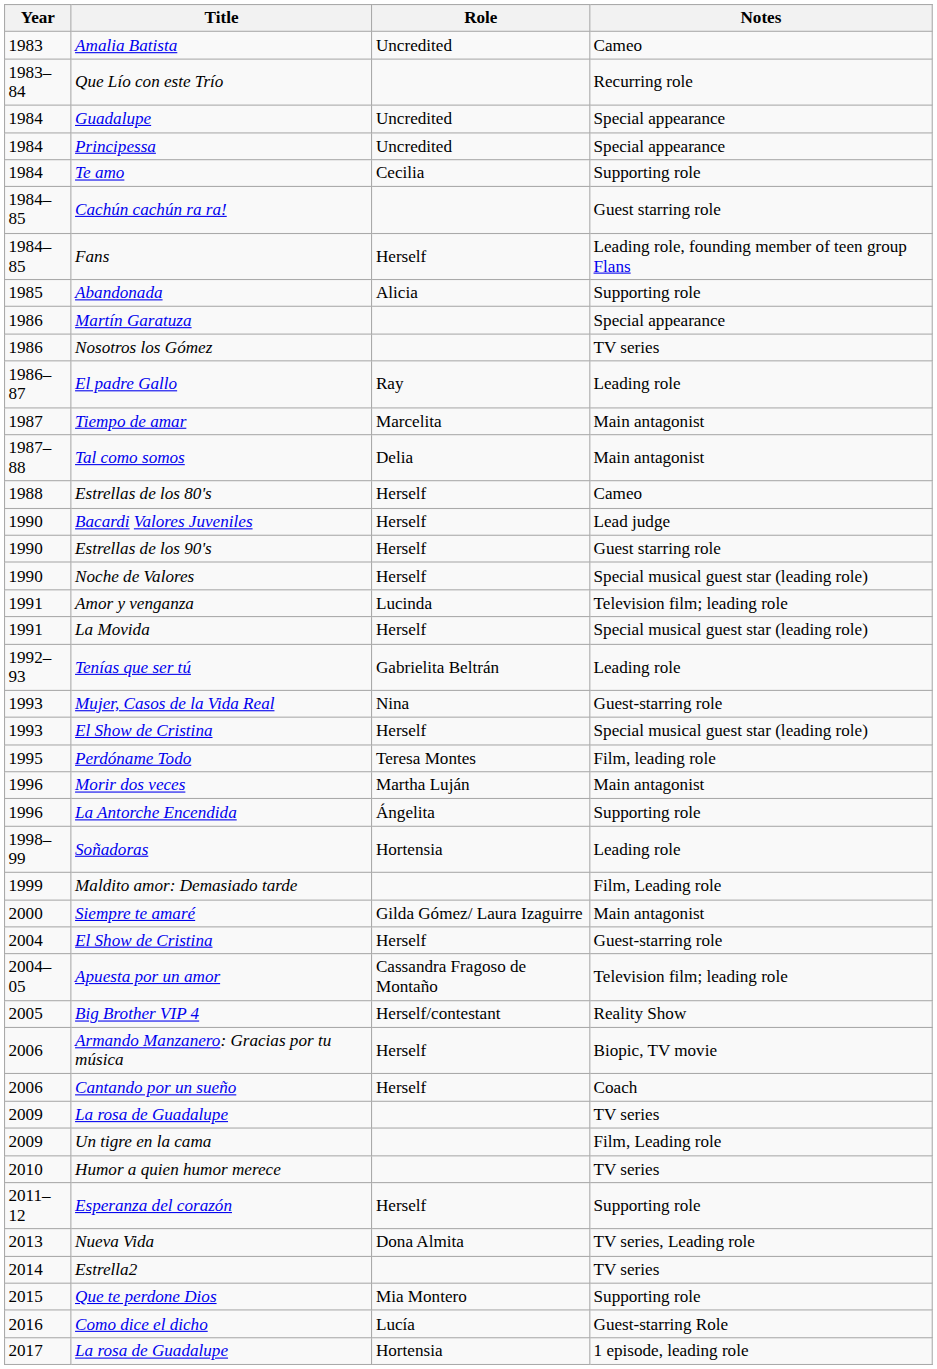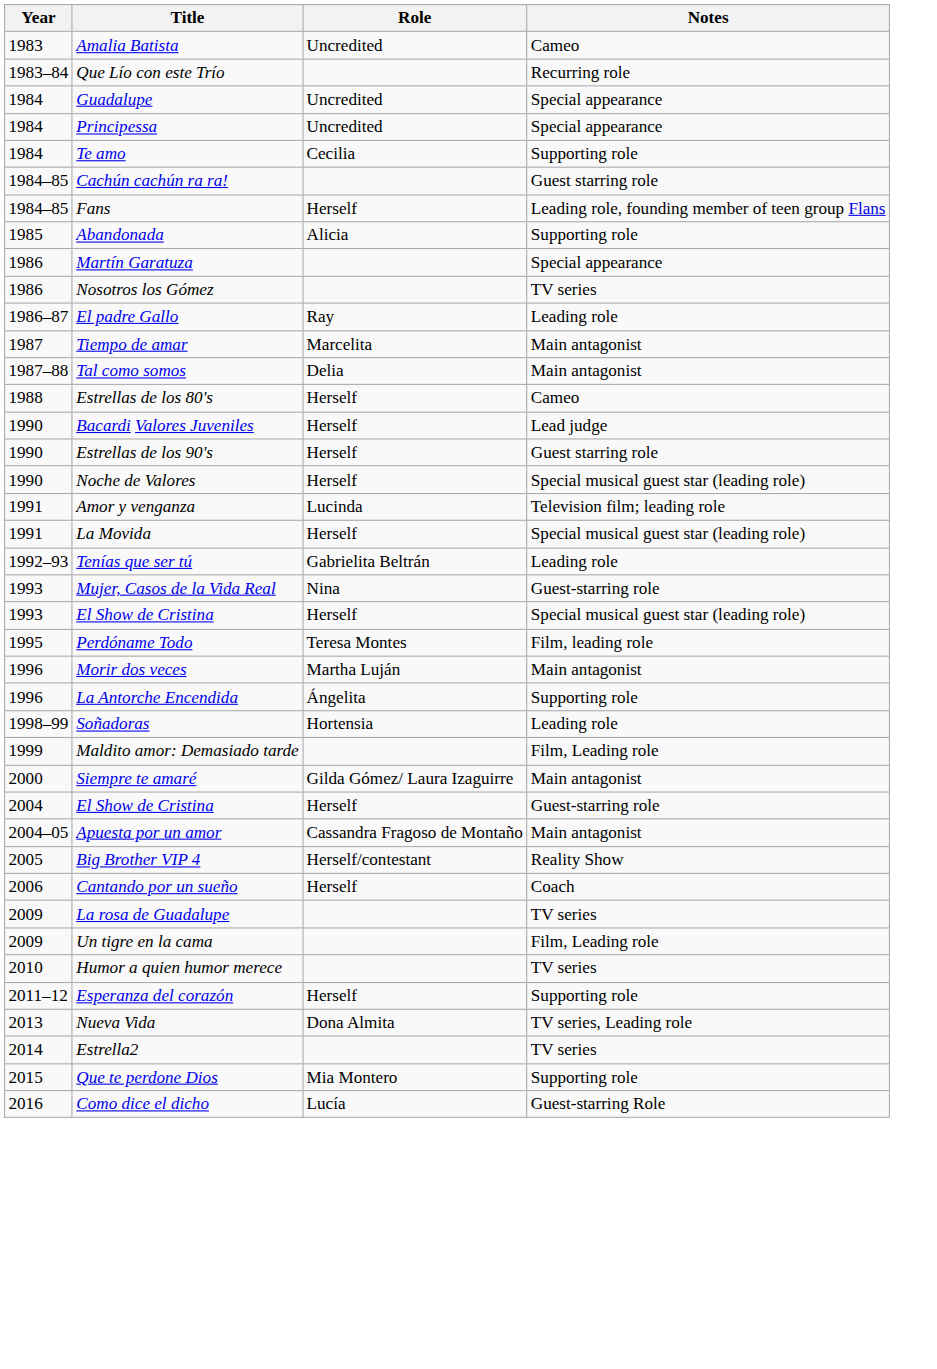(691, 977) Television film; leading role -> (586, 832) Main antagonist
- row: (26, 1050)
- row: (26, 1351)
